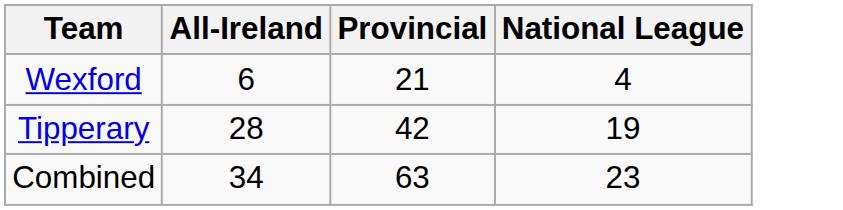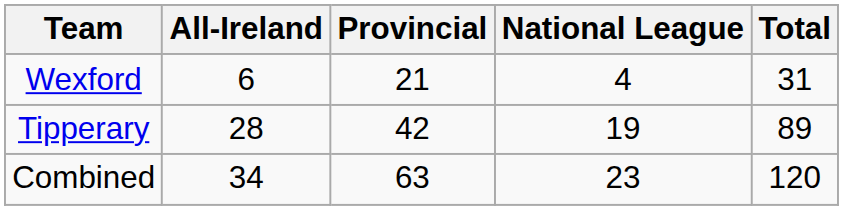+ column: (795, 29)
